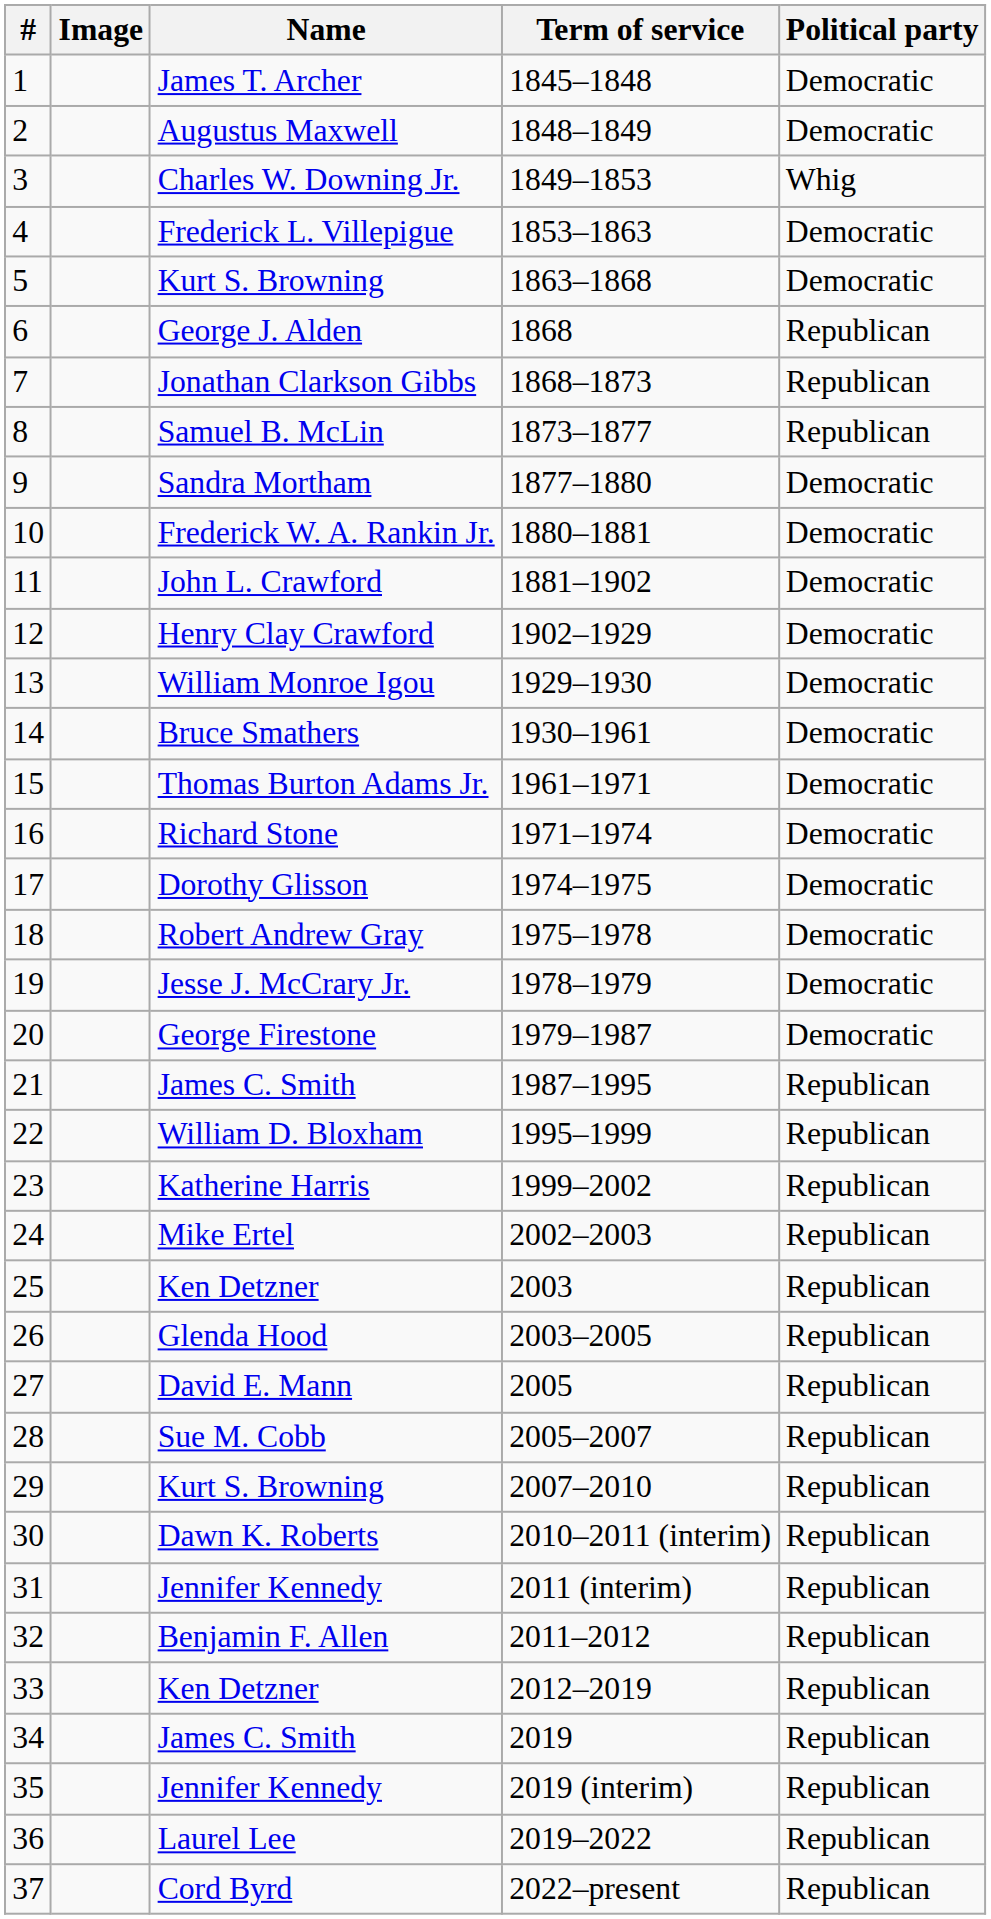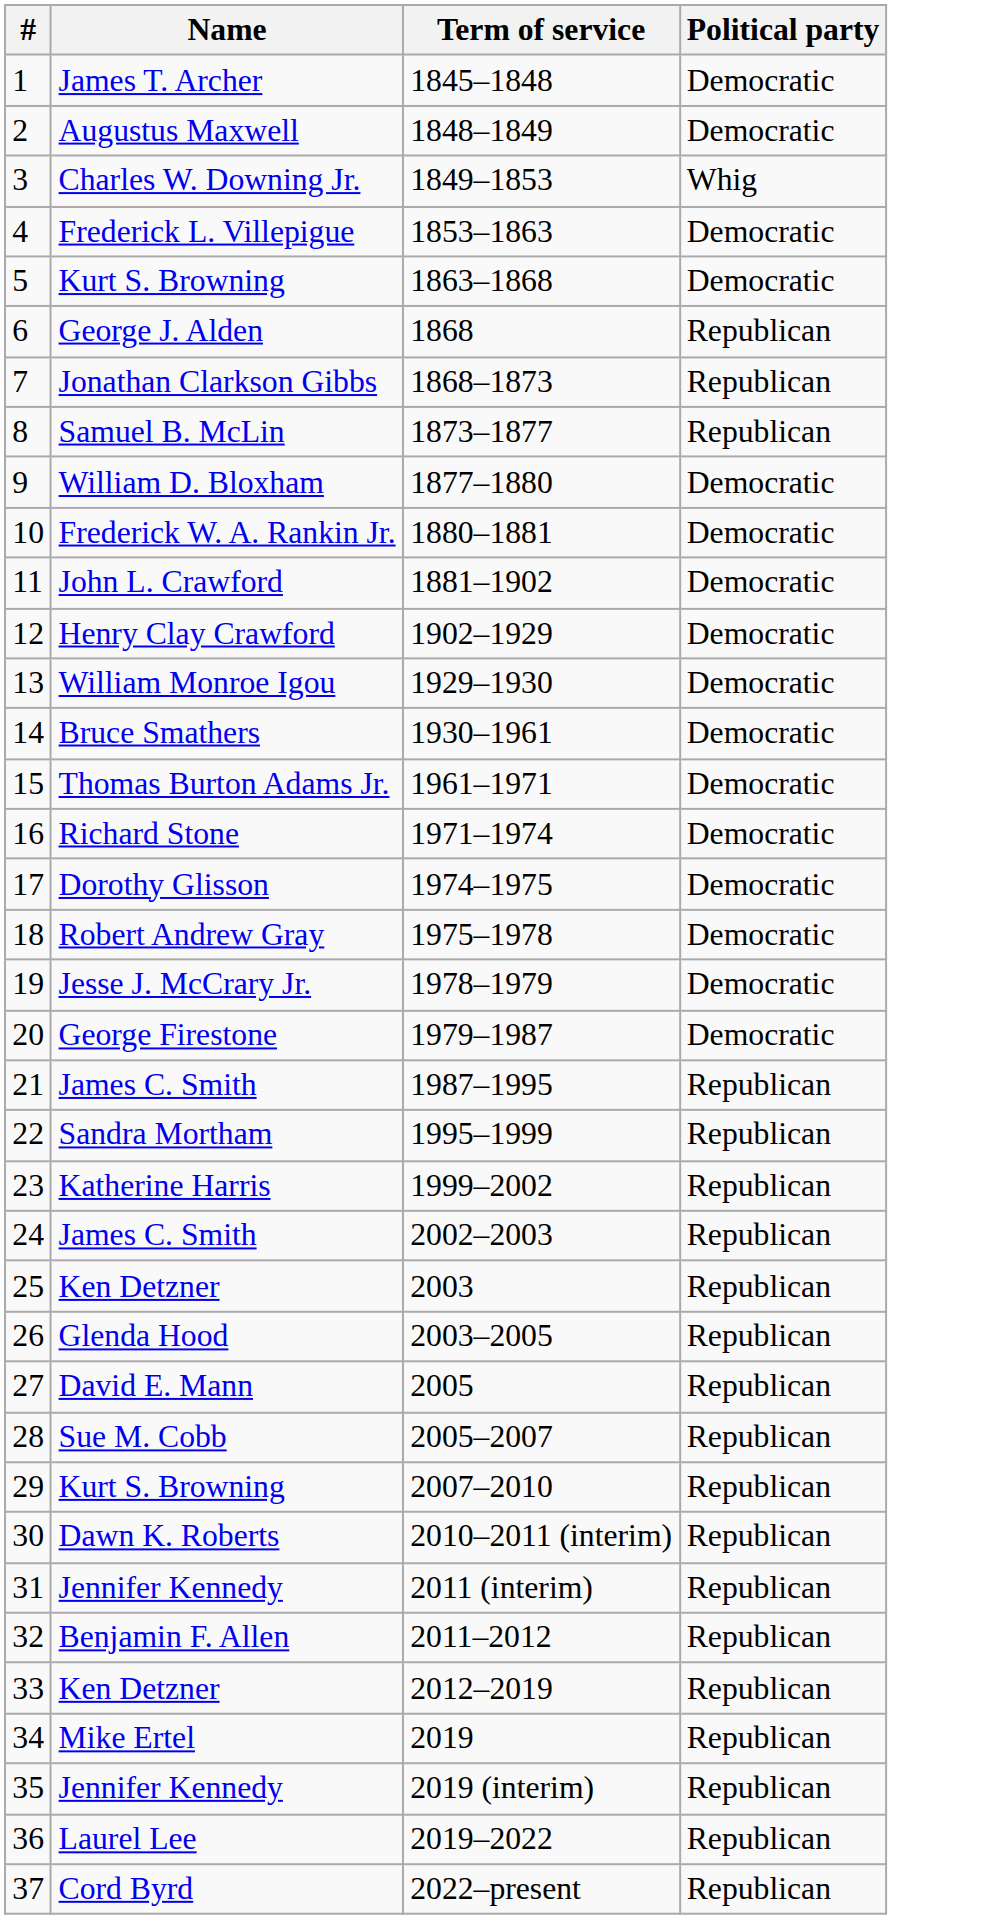- column: (101, 29)
(265, 481) Sandra Mortham -> (191, 481) William D. Bloxham
(290, 1134) William D. Bloxham -> (165, 1134) Sandra Mortham
(226, 1235) Mike Ertel -> (158, 1235) James C. Smith
(257, 1737) James C. Smith -> (127, 1737) Mike Ertel
